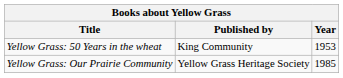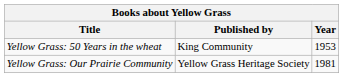(325, 64) 1985 -> (325, 64) 1981
